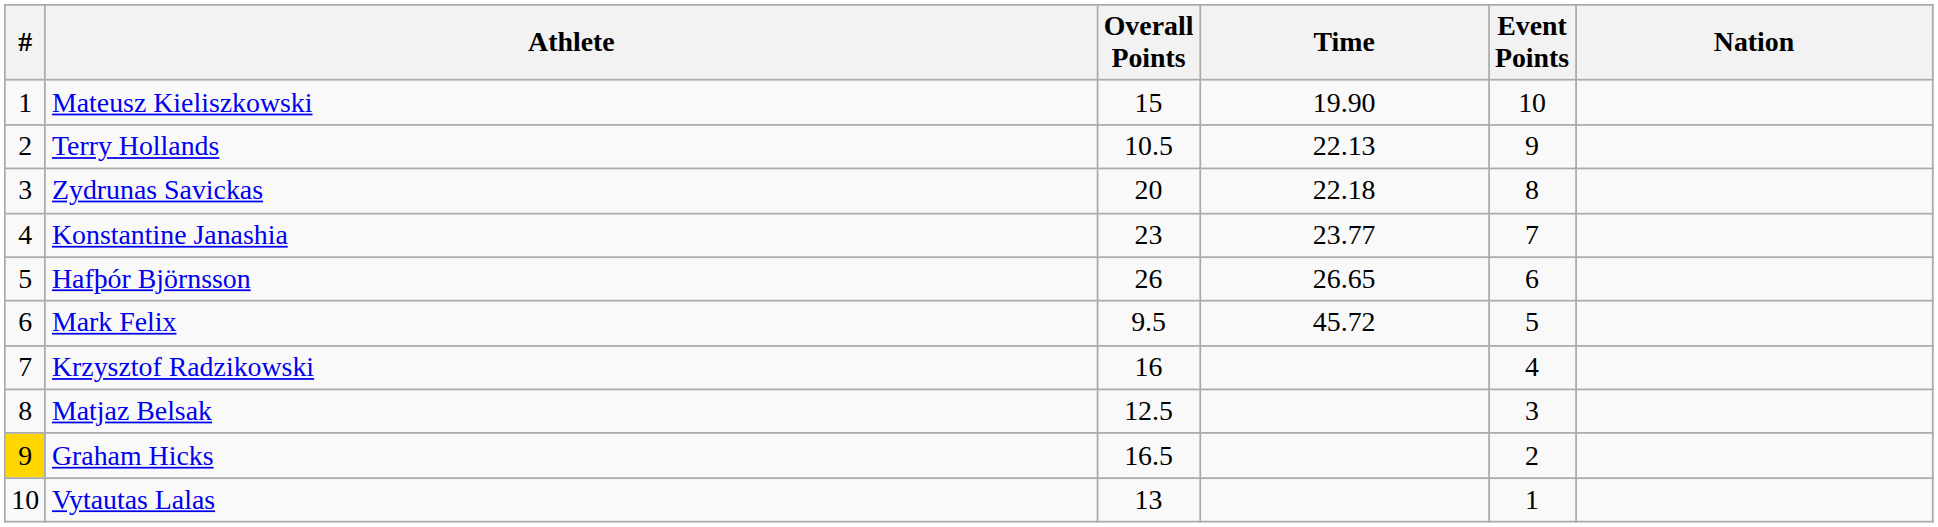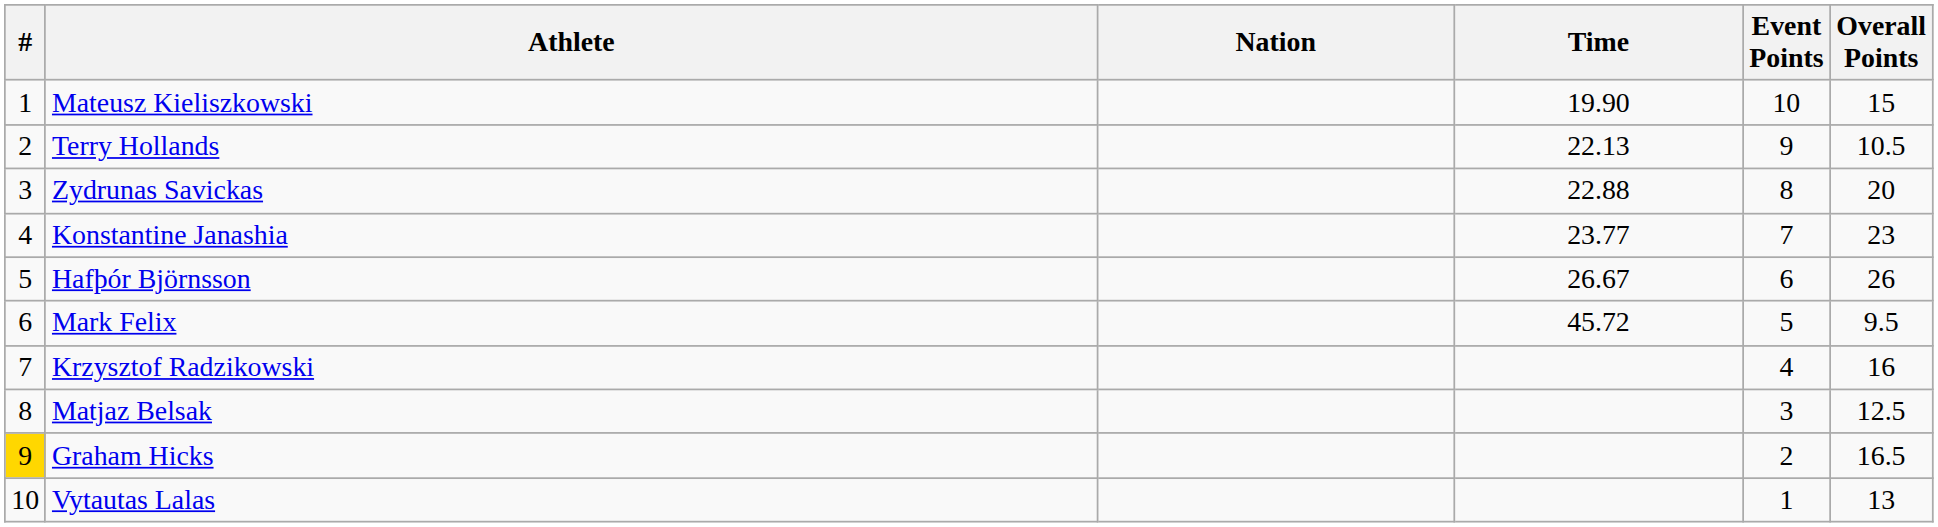columns swapped: (1754, 42) <-> (1149, 42)
(1344, 190) 22.18 -> (1598, 190) 22.88
(1344, 278) 26.65 -> (1598, 278) 26.67
